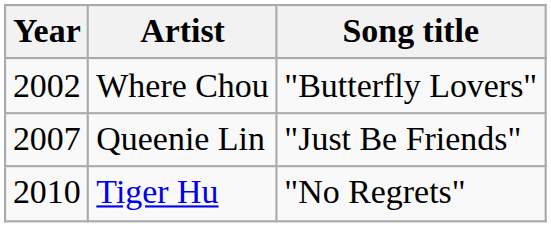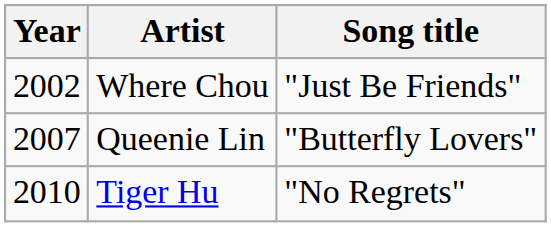(411, 85) "Butterfly Lovers" -> (403, 85) "Just Be Friends"
(403, 138) "Just Be Friends" -> (411, 138) "Butterfly Lovers"
